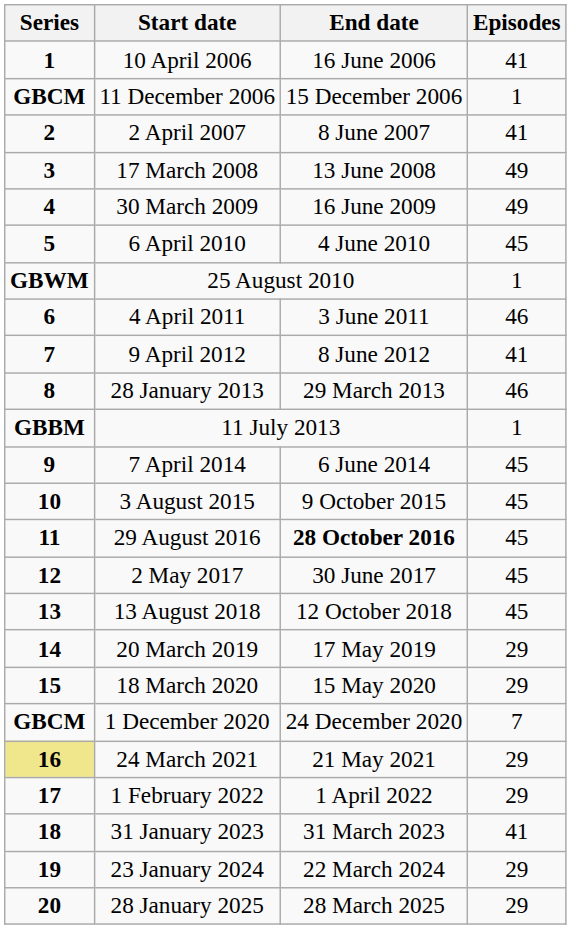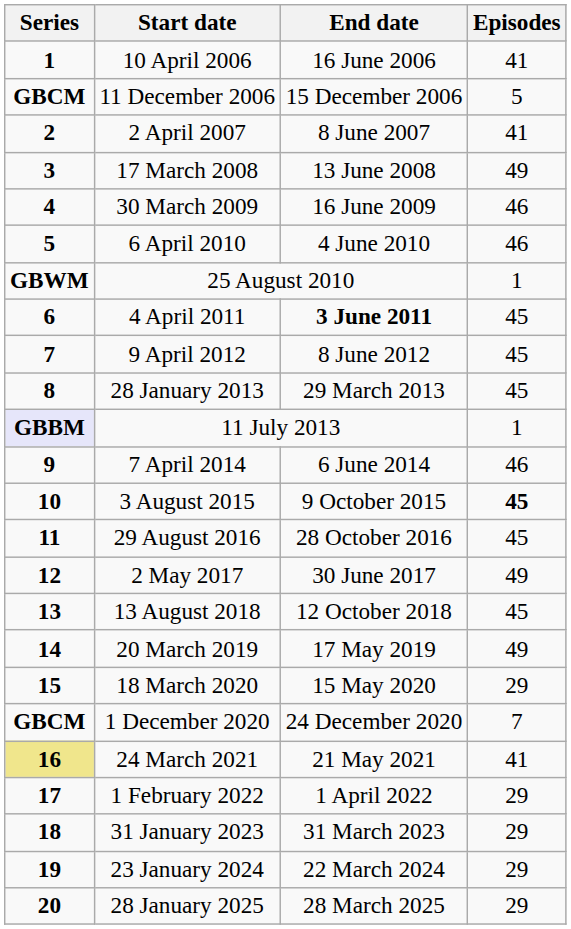(517, 96) 1 -> (517, 96) 5
(517, 206) 49 -> (517, 206) 46
(517, 243) 45 -> (517, 243) 46
(374, 317) normal -> (374, 317) bold
(517, 317) 46 -> (517, 317) 45
(517, 354) 41 -> (517, 354) 45
(517, 390) 46 -> (517, 390) 45
(49, 427) no background -> (49, 427) lavender background
(517, 464) 45 -> (517, 464) 46
(517, 501) normal -> (517, 501) bold
(374, 538) bold -> (374, 538) normal
(517, 574) 45 -> (517, 574) 49
(517, 648) 29 -> (517, 648) 49
(517, 758) 29 -> (517, 758) 41
(517, 832) 41 -> (517, 832) 29
